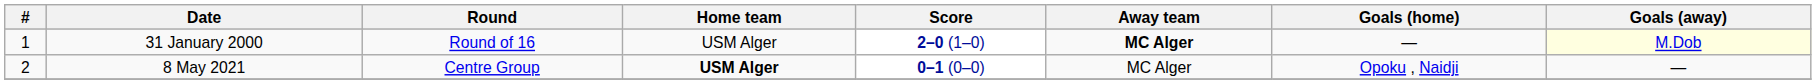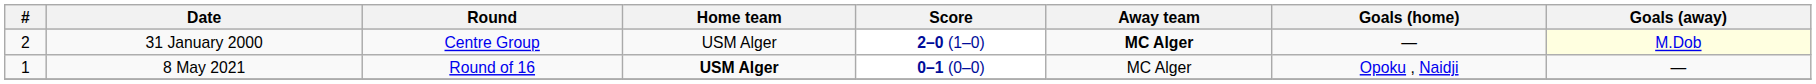(25, 42) 1 -> (25, 42) 2
(492, 42) Round of 16 -> (492, 42) Centre Group
(25, 67) 2 -> (25, 67) 1
(492, 67) Centre Group -> (492, 67) Round of 16
